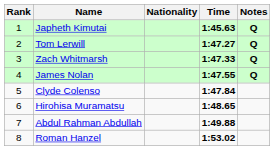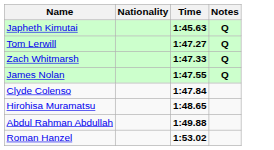- column: (19, 12)
